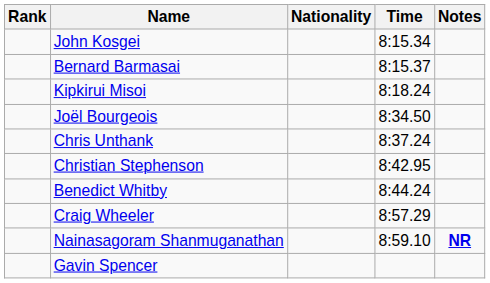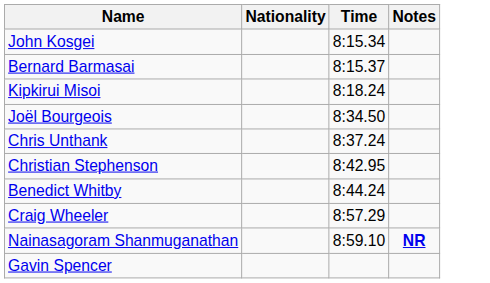- column: (27, 16)
